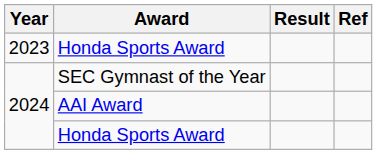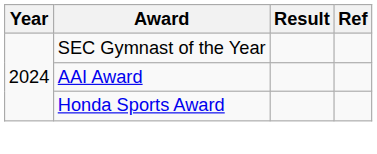- row: (29, 47)
